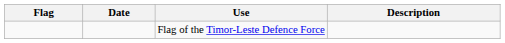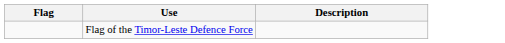- column: (119, 13)
